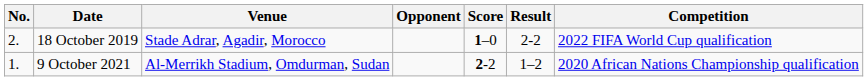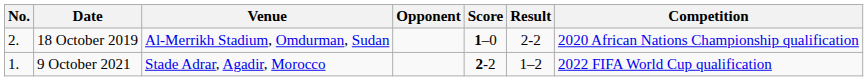(235, 40) Stade Adrar, Agadir, Morocco -> (267, 40) Al-Merrikh Stadium, Omdurman, Sudan
(665, 40) 2022 FIFA World Cup qualification -> (708, 40) 2020 African Nations Championship qualification
(267, 64) Al-Merrikh Stadium, Omdurman, Sudan -> (235, 64) Stade Adrar, Agadir, Morocco
(708, 64) 2020 African Nations Championship qualification -> (665, 64) 2022 FIFA World Cup qualification
